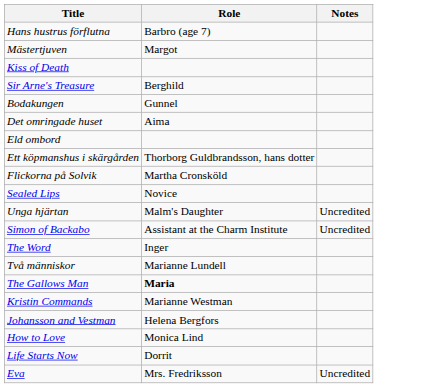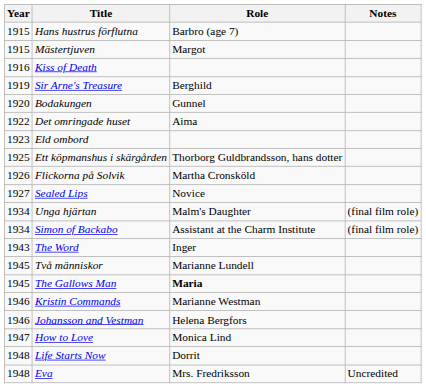+ column: (18, 13)
(345, 211) Uncredited -> (383, 211) (final film role)
(345, 229) Uncredited -> (383, 229) (final film role)
